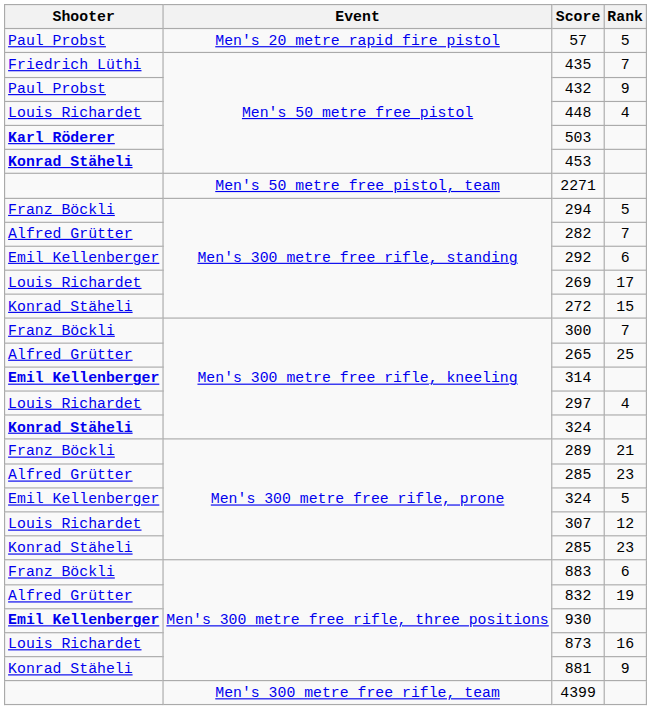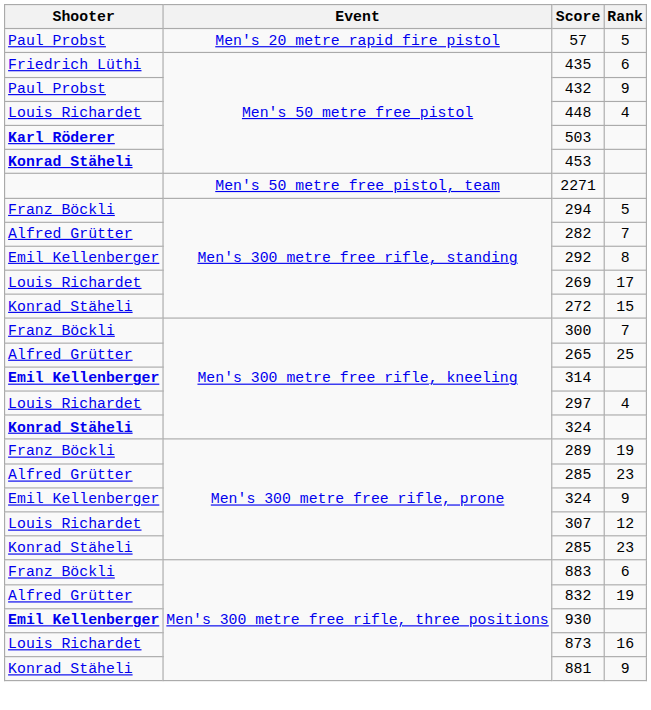(625, 65) 7 -> (625, 65) 6
(625, 258) 6 -> (625, 258) 8
(625, 451) 21 -> (625, 451) 19
(625, 500) 5 -> (625, 500) 9
- row: (84, 693)
